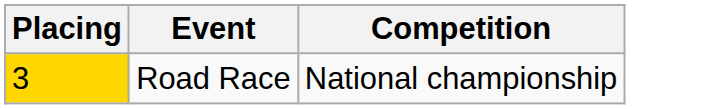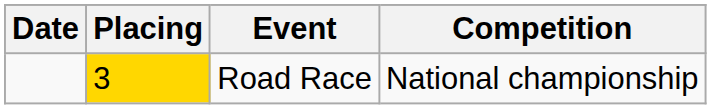+ column: (46, 28)
